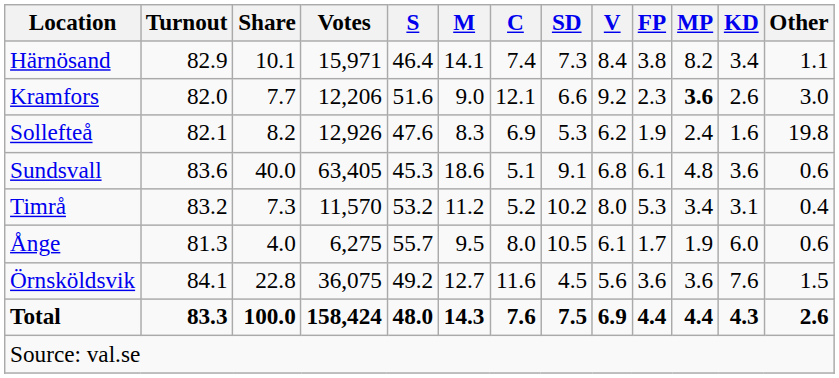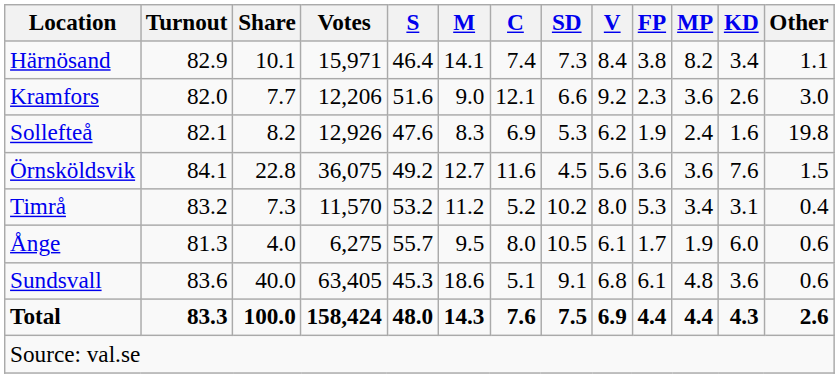(699, 96) bold -> (699, 96) normal
rows swapped: (56, 170) <-> (73, 280)
